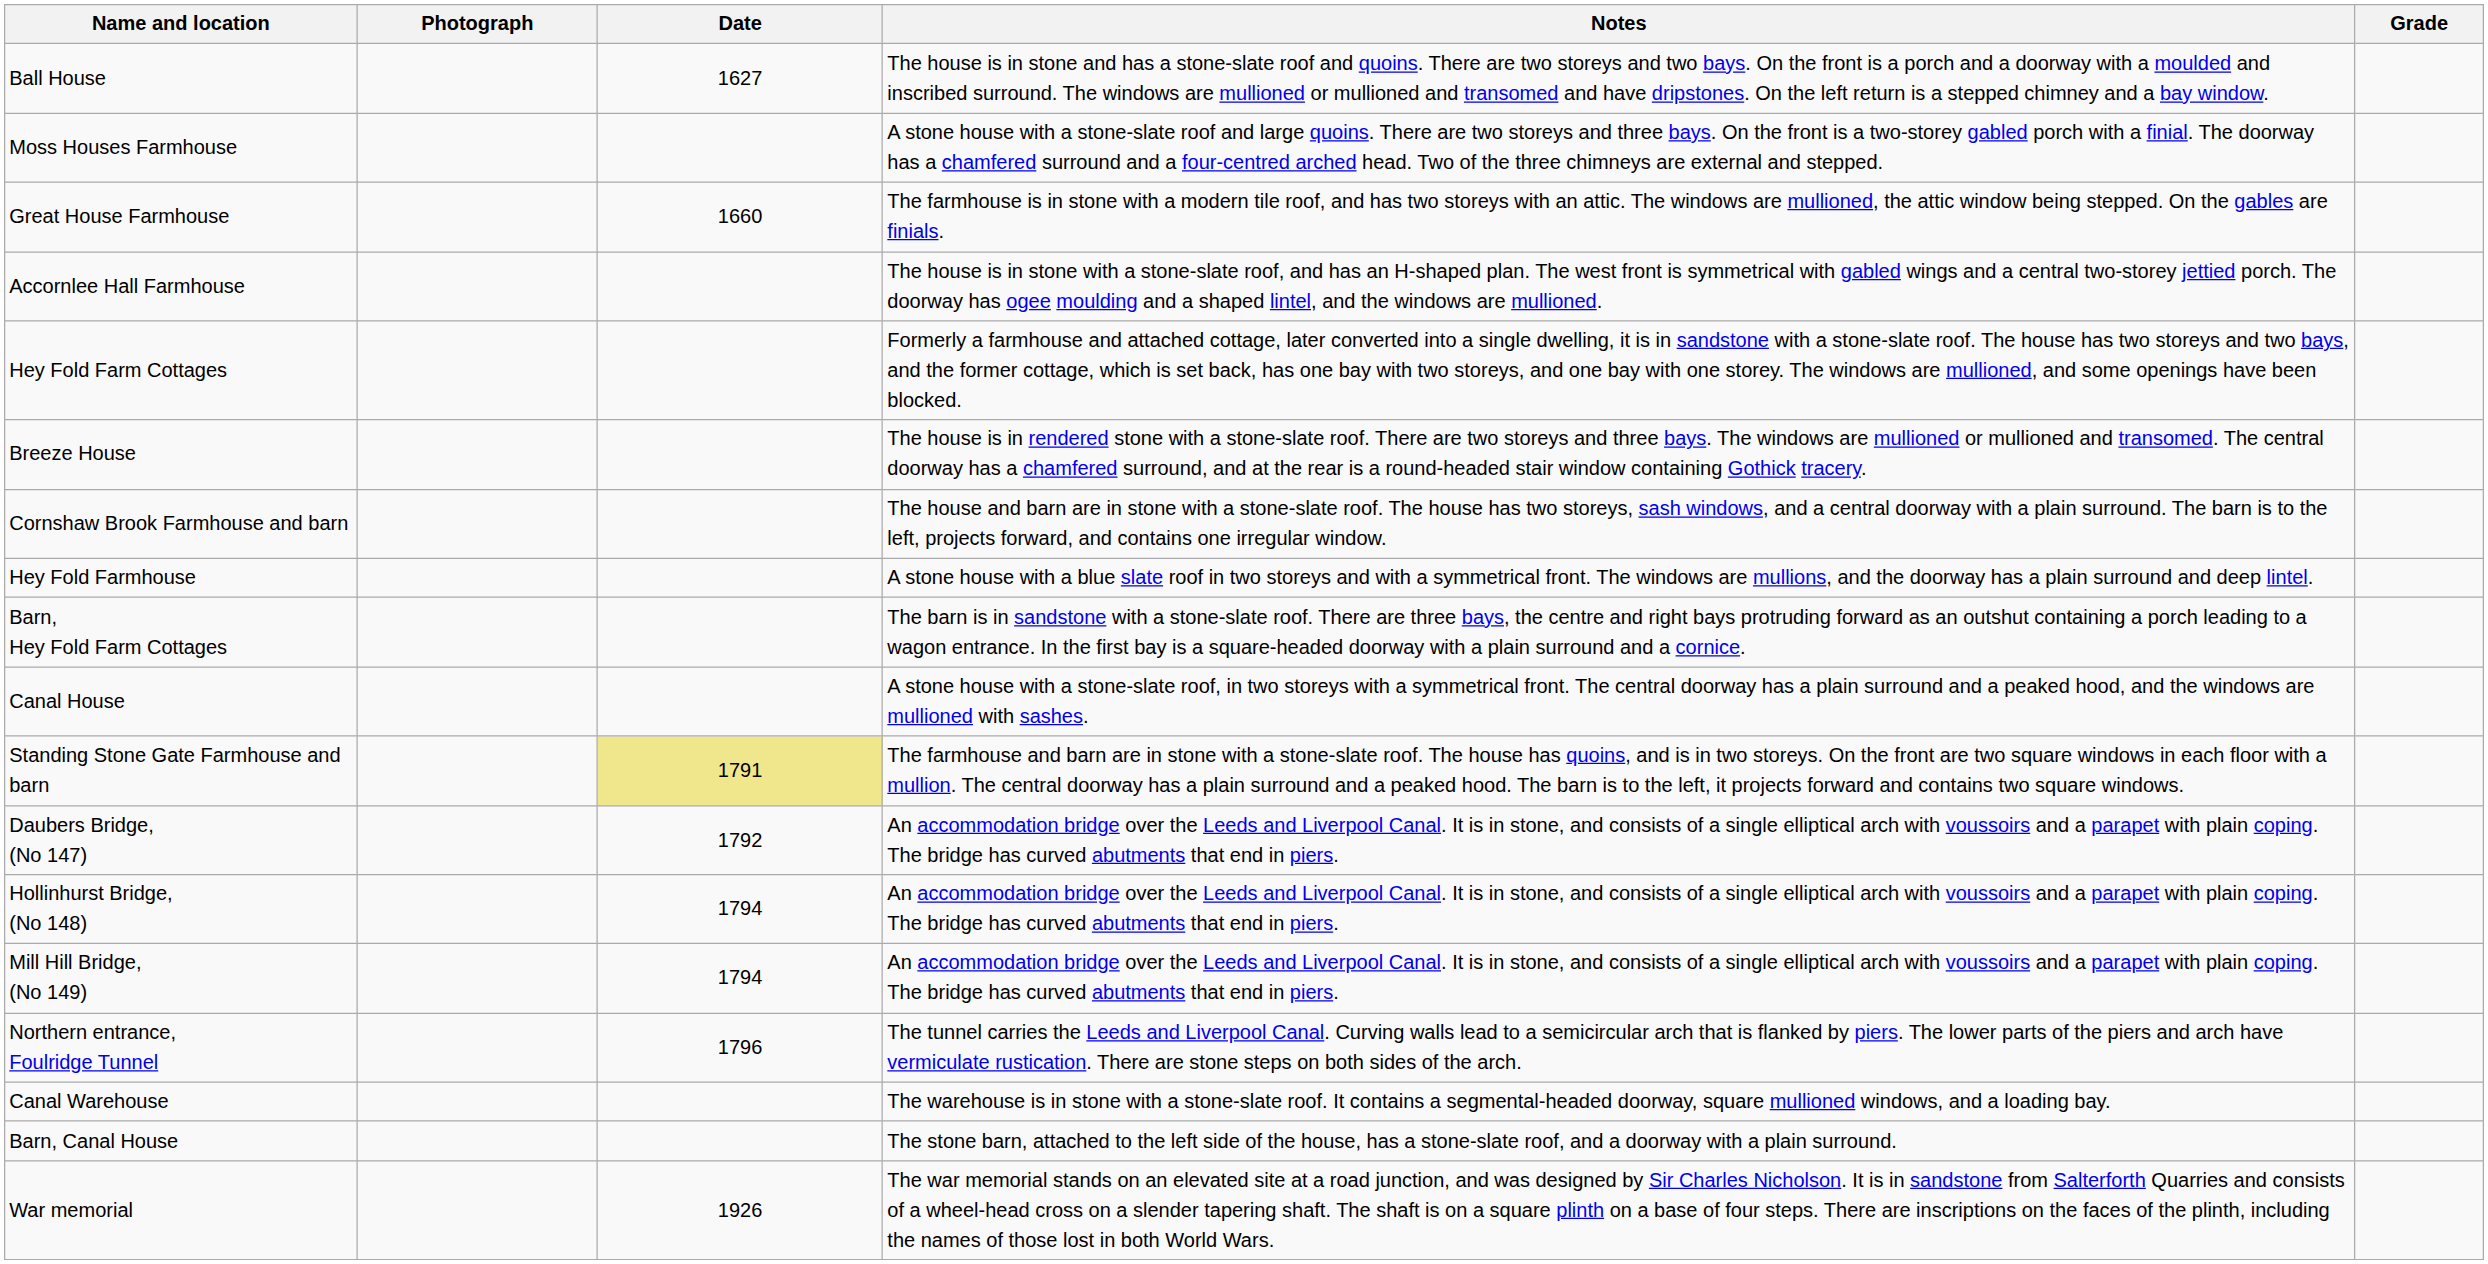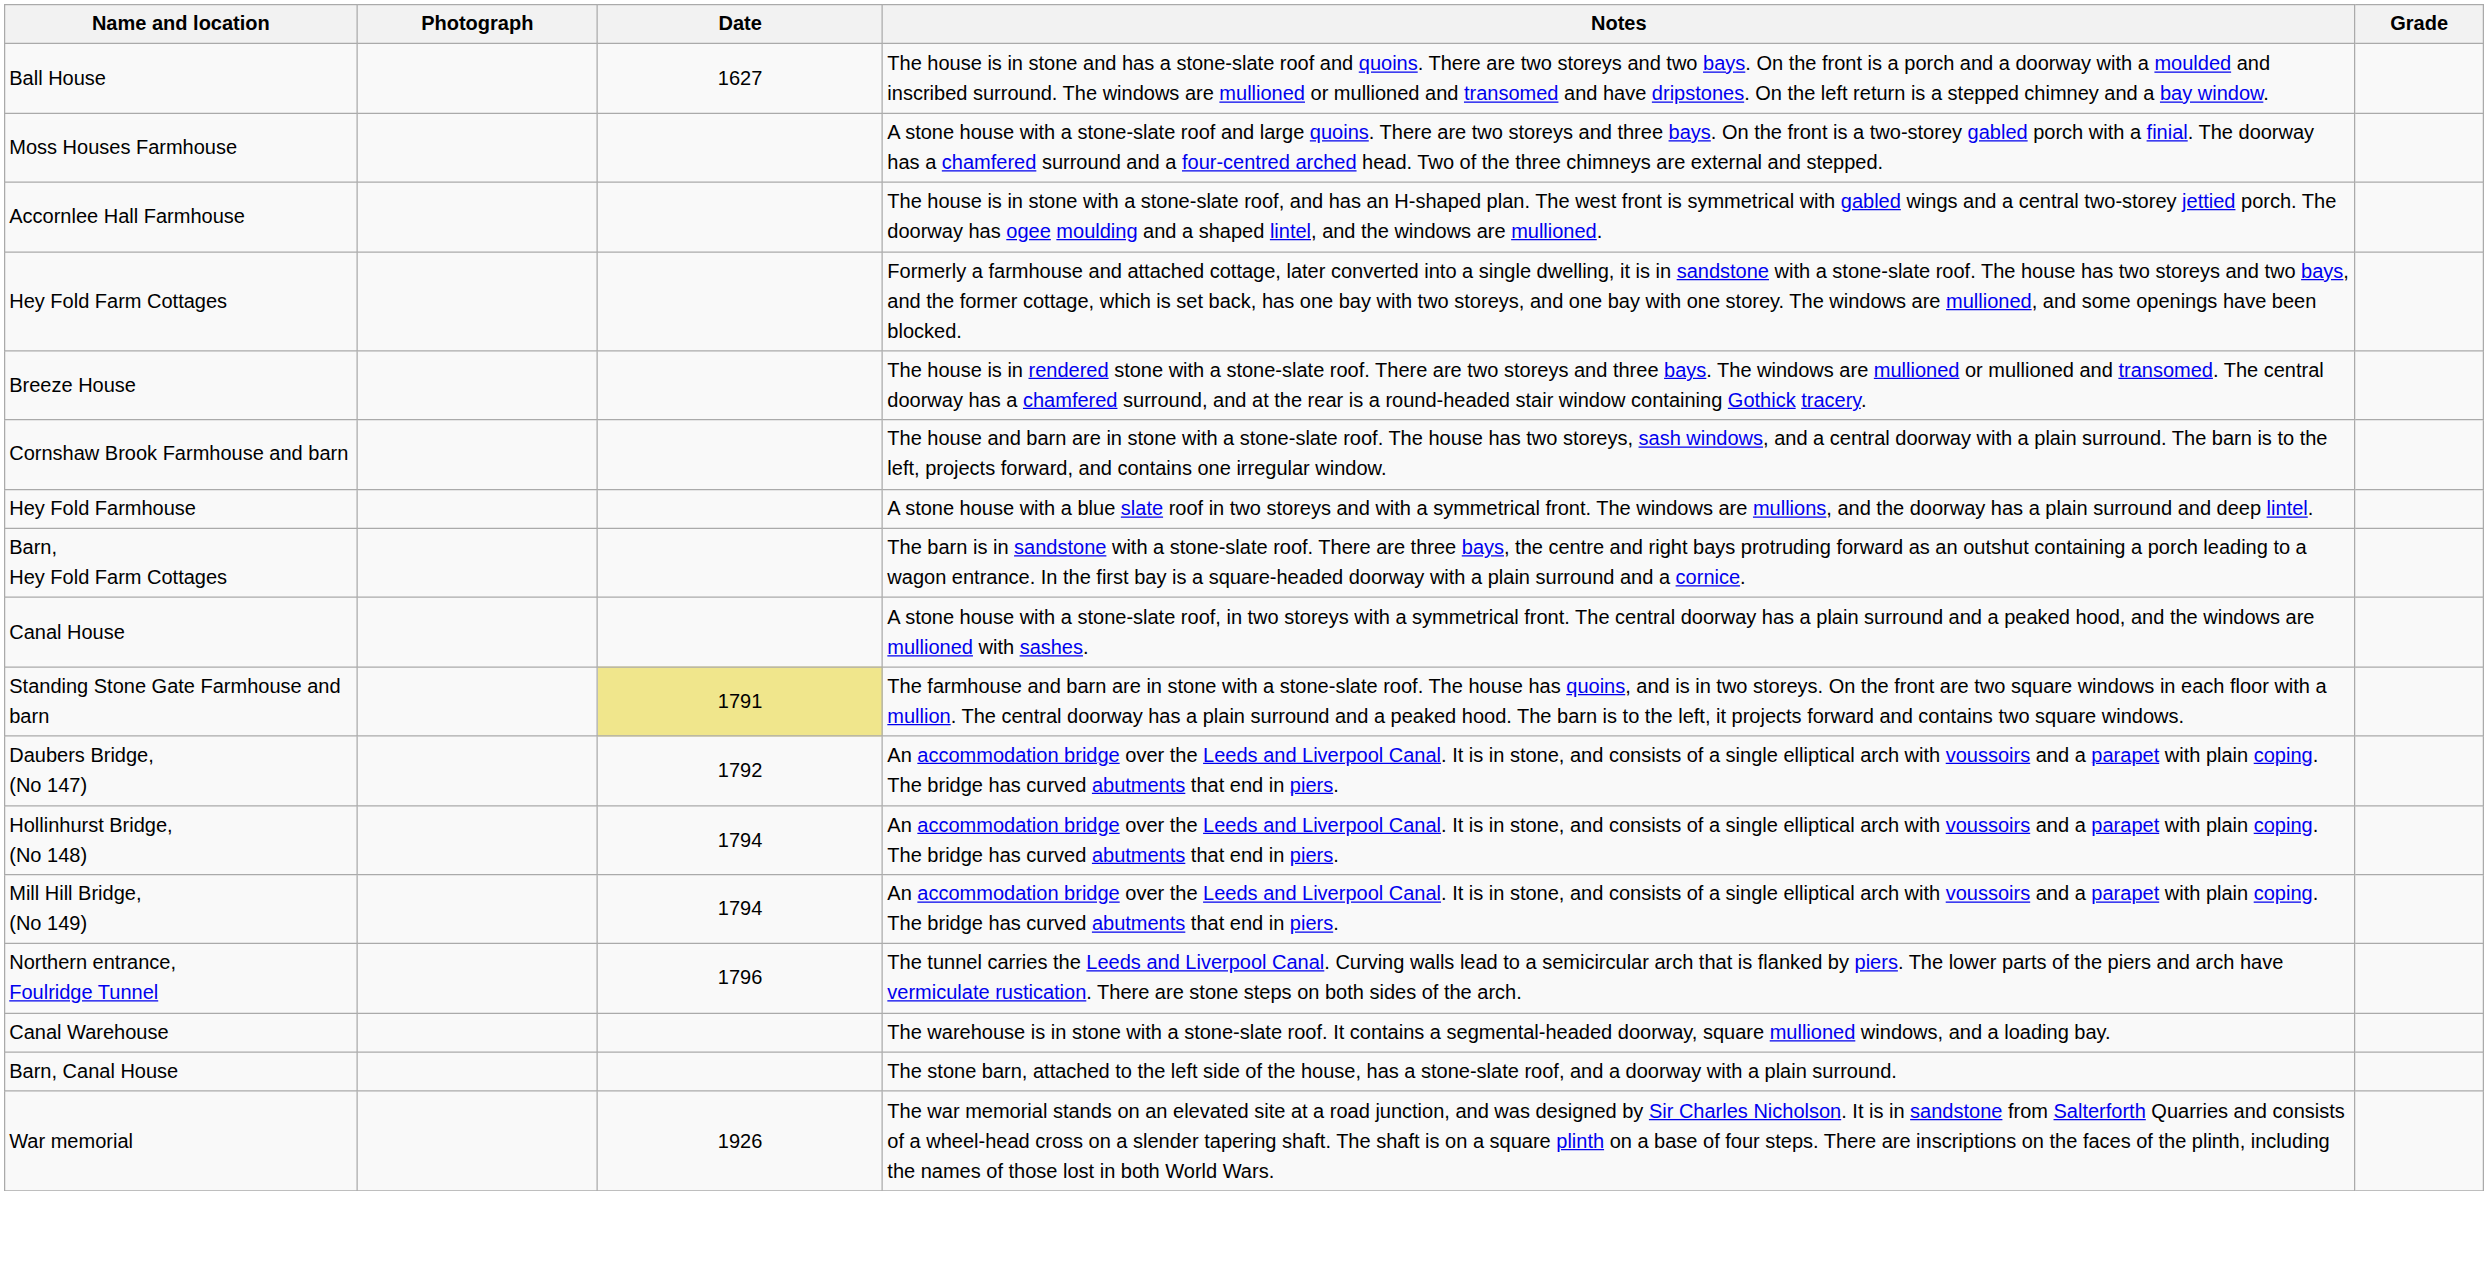- row: (119, 216)
